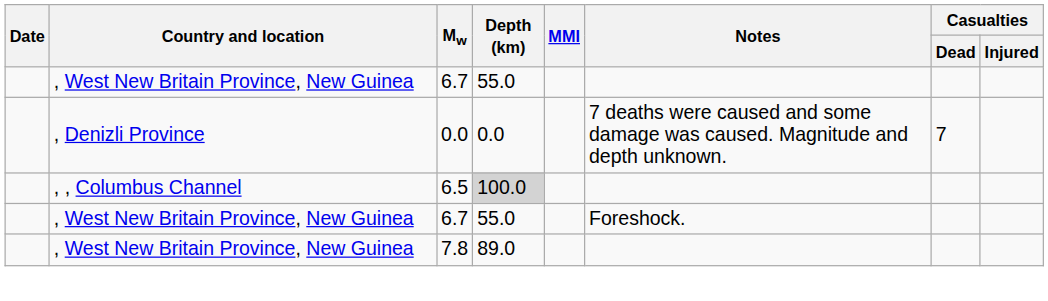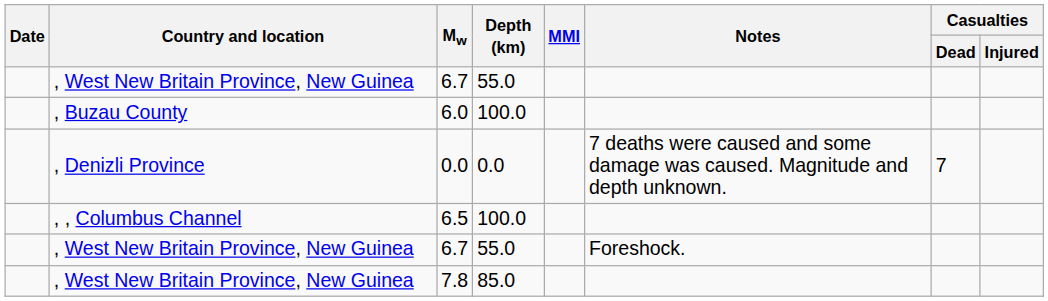+ row: (121, 112)
(502, 187) lightgrey background -> (502, 218) no background
(496, 249) 89.0 -> (496, 280) 85.0
